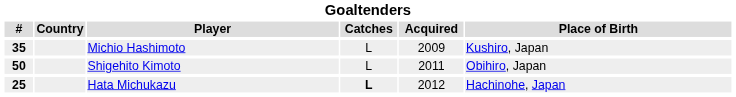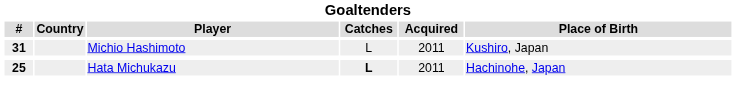(19, 47) 35 -> (19, 47) 31
(431, 47) 2009 -> (431, 47) 2011
- row: (134, 66)
(431, 84) 2012 -> (431, 67) 2011
